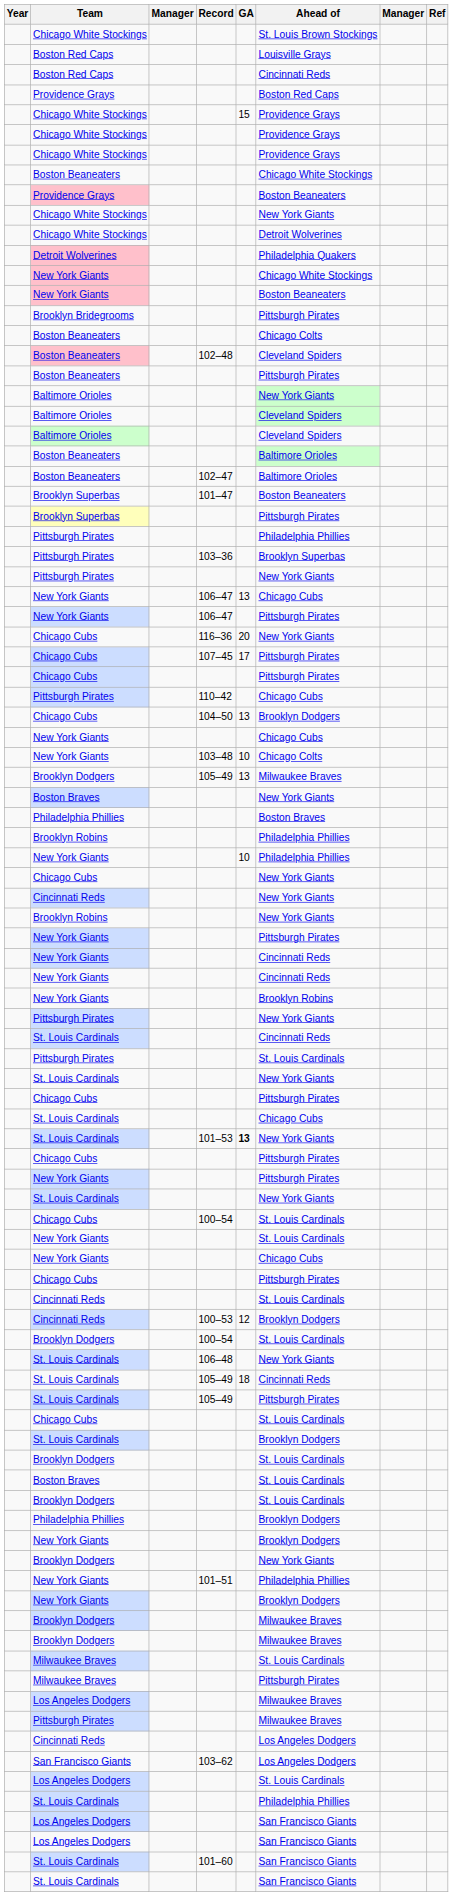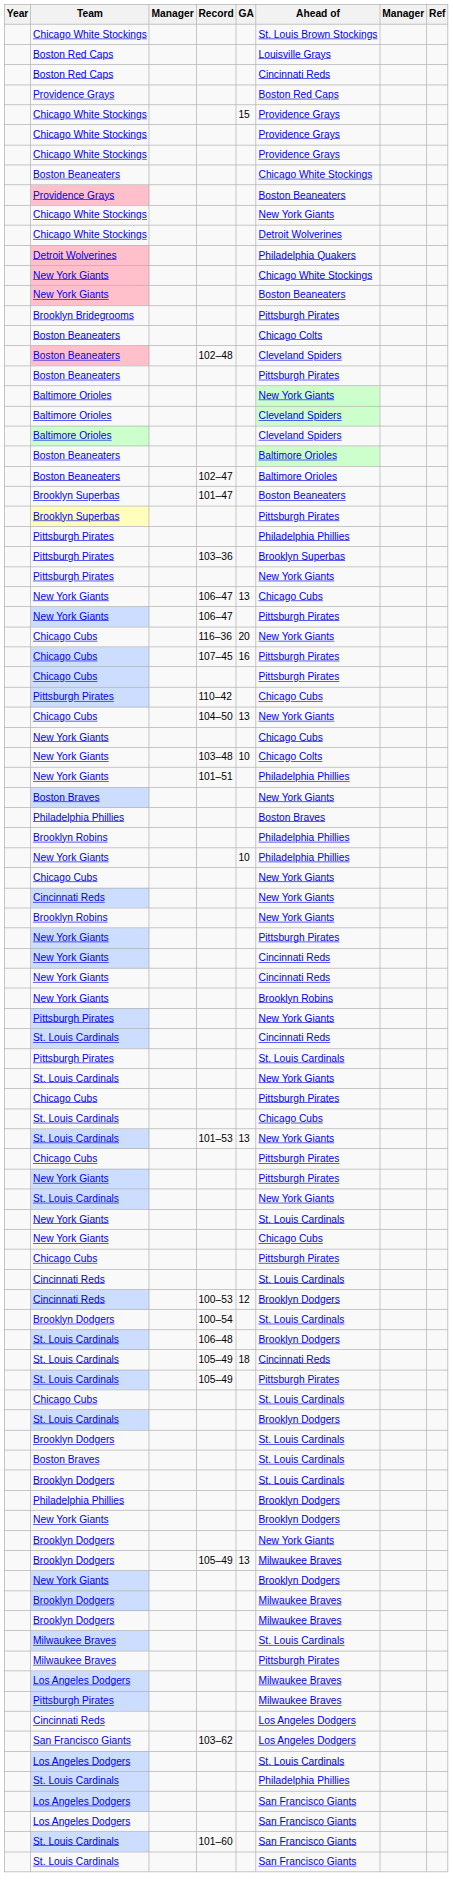(244, 657) 17 -> (244, 657) 16
(299, 717) Brooklyn Dodgers -> (296, 717) New York Giants
rows swapped: (71, 1580) <-> (74, 777)
(244, 1139) bold -> (244, 1139) normal
- row: (65, 1219)
(296, 1359) New York Giants -> (299, 1339) Brooklyn Dodgers
